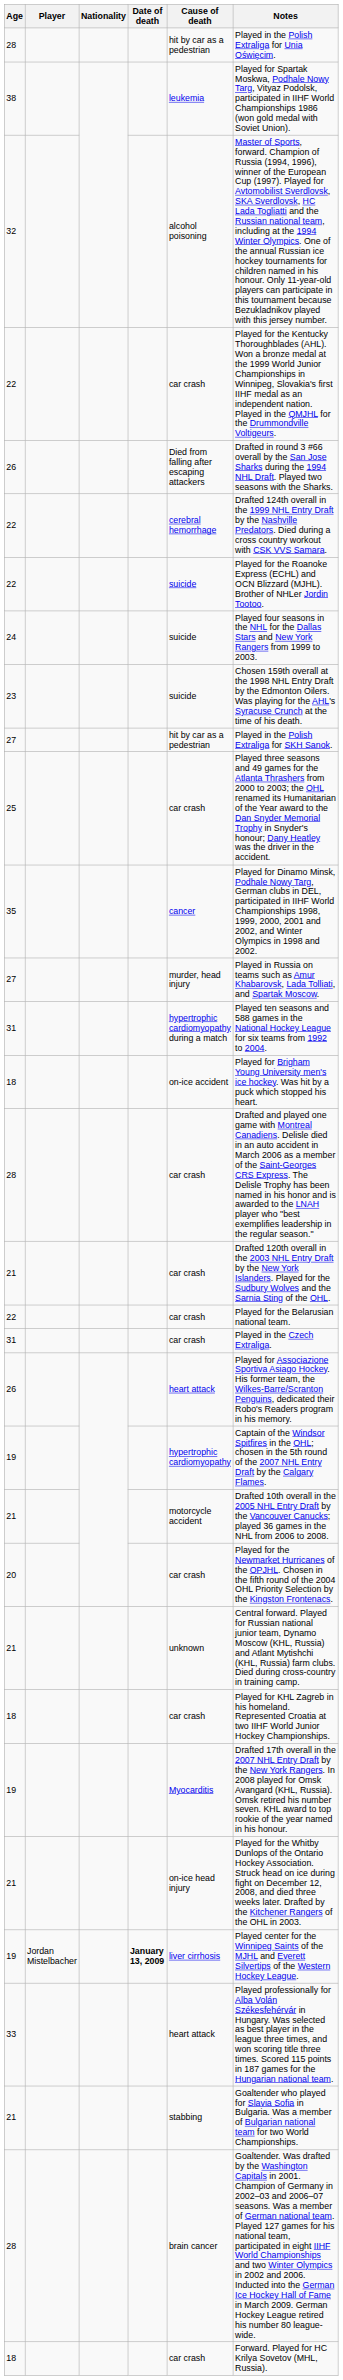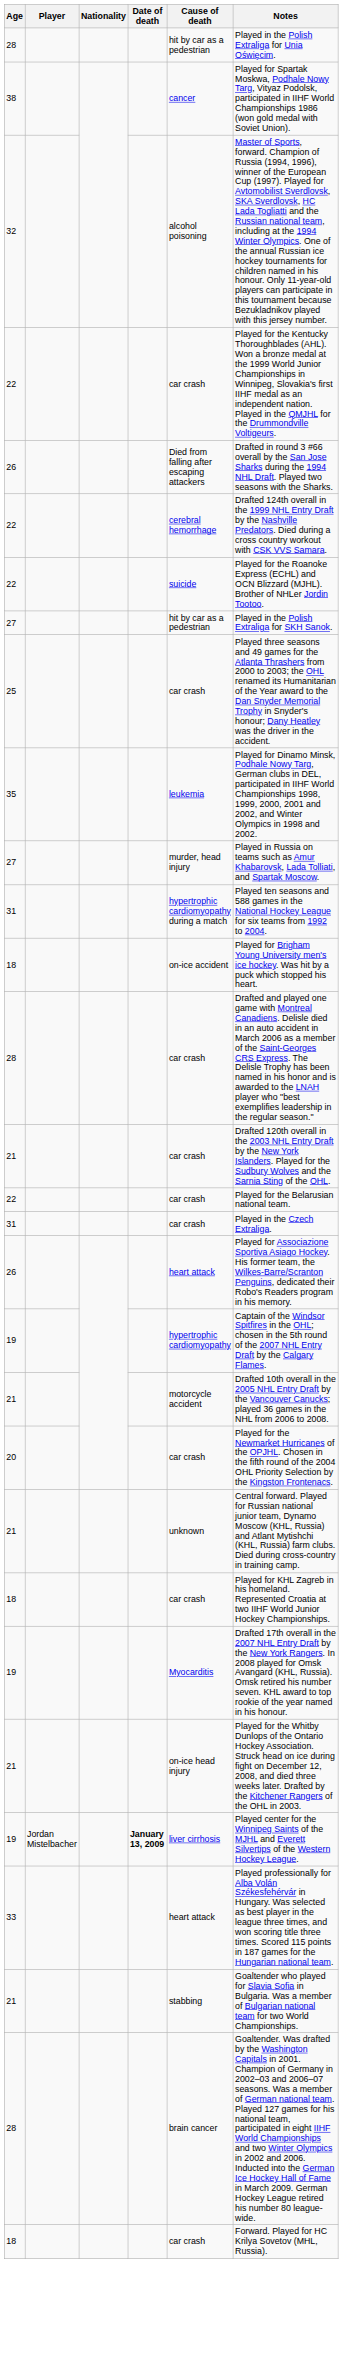(186, 98) leukemia -> (182, 98) cancer
- row: (11, 637)
- row: (11, 696)
(182, 911) cancer -> (186, 794) leukemia
